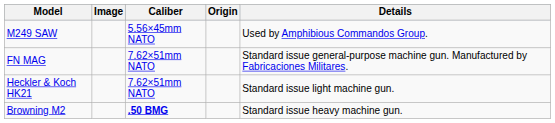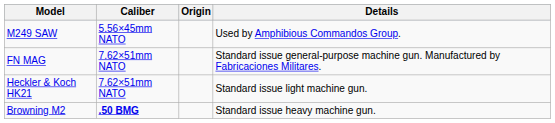- column: (109, 12)
